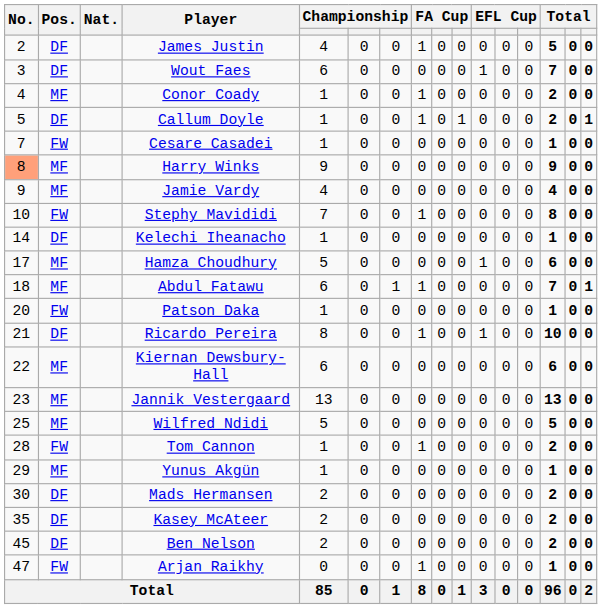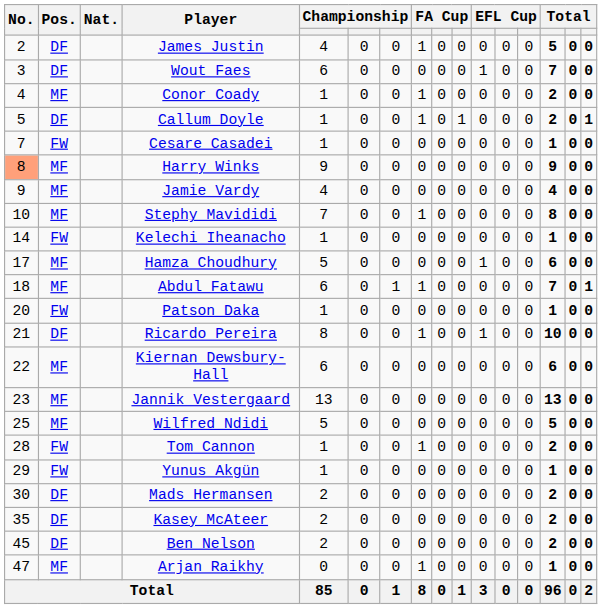(59, 215) FW -> (59, 215) MF
(59, 239) DF -> (59, 239) FW
(59, 471) MF -> (59, 471) FW
(59, 567) FW -> (59, 567) MF
